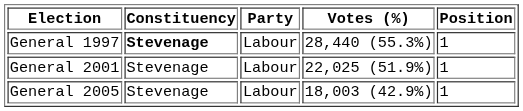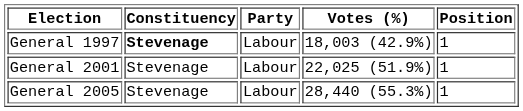(369, 43) 28,440 (55.3%) -> (369, 43) 18,003 (42.9%)
(369, 92) 18,003 (42.9%) -> (369, 92) 28,440 (55.3%)
